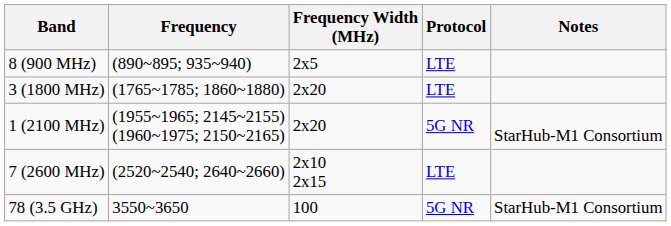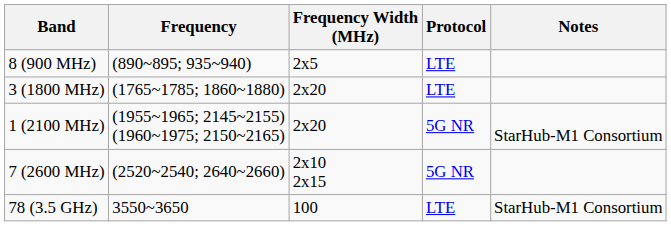(441, 171) LTE -> (450, 171) 5G NR
(450, 207) 5G NR -> (441, 207) LTE
